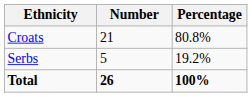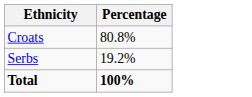- column: (134, 15)
